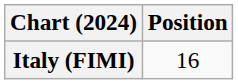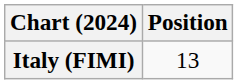(188, 59) 16 -> (188, 59) 13
